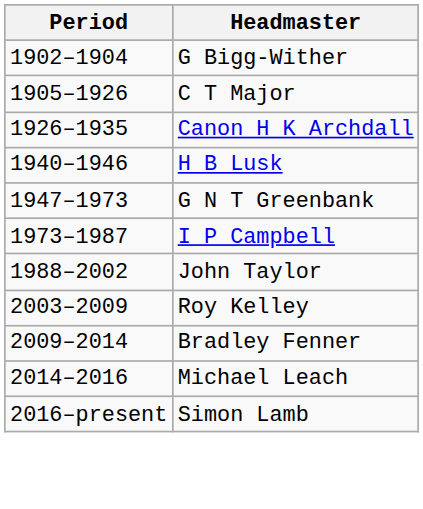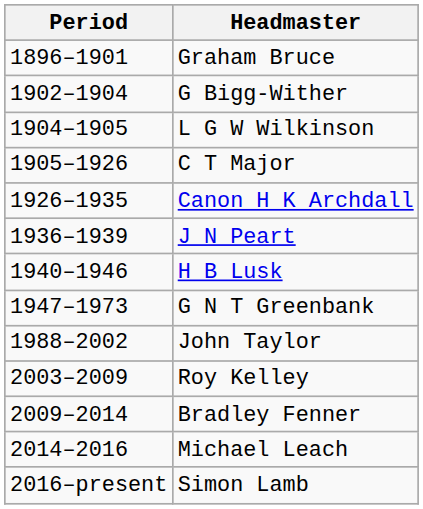+ row: (256, 58)
+ row: (276, 129)
+ row: (237, 236)
- row: (256, 236)
